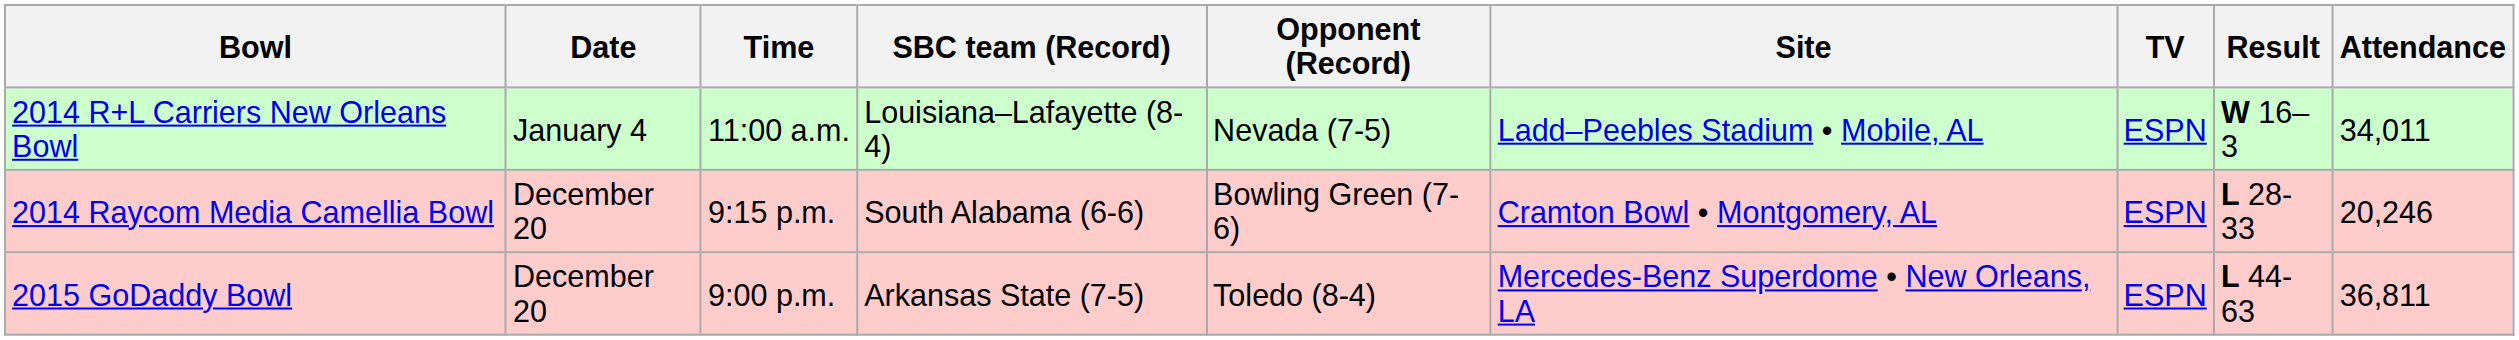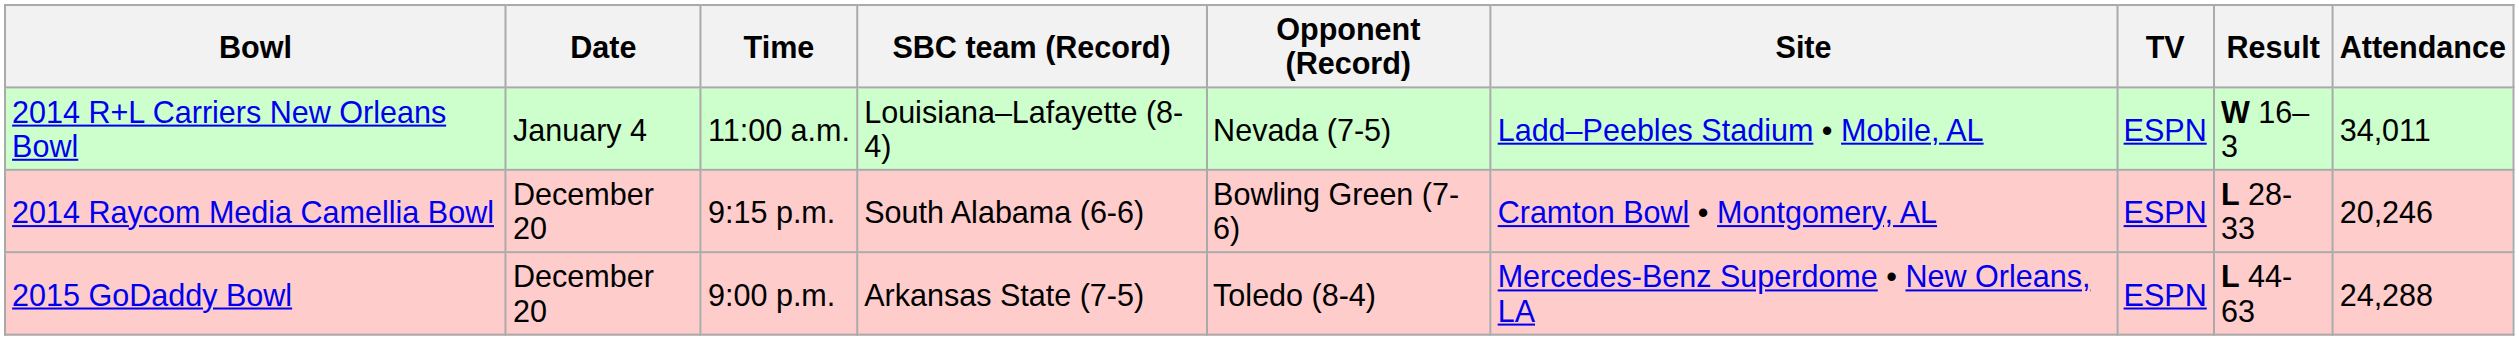(2385, 294) 36,811 -> (2386, 294) 24,288
